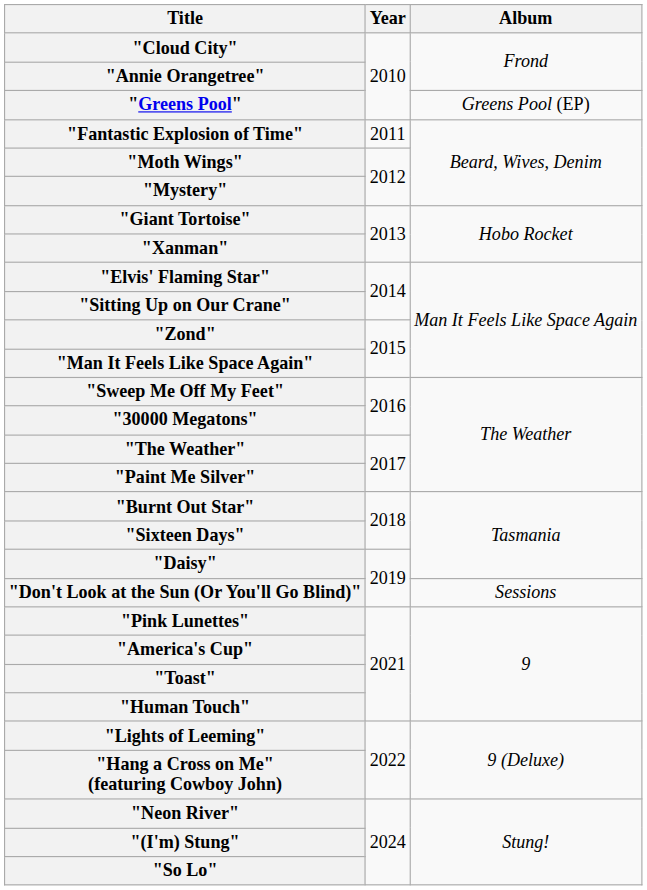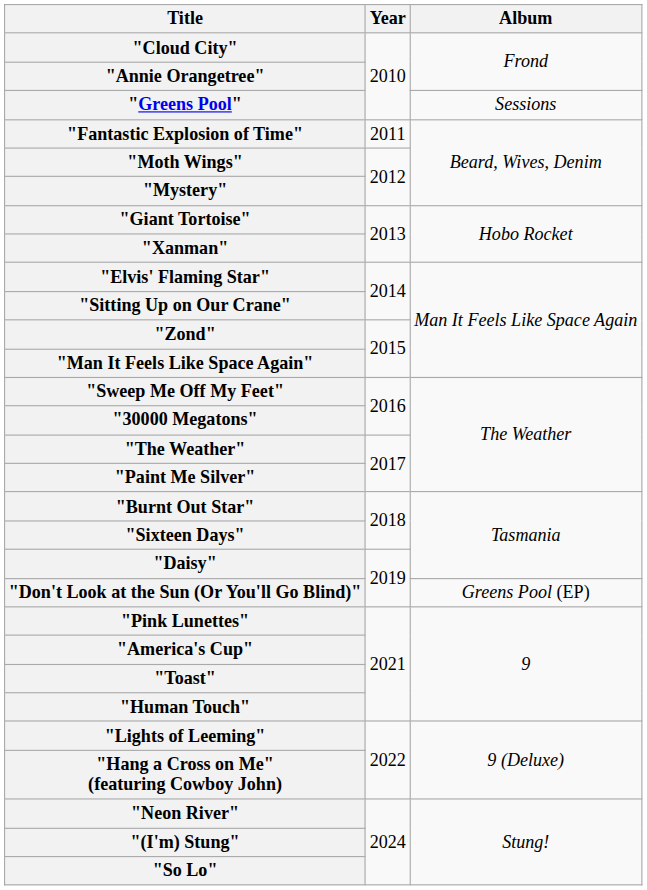(526, 104) Greens Pool (EP) -> (526, 104) Sessions
(526, 592) Sessions -> (526, 592) Greens Pool (EP)
